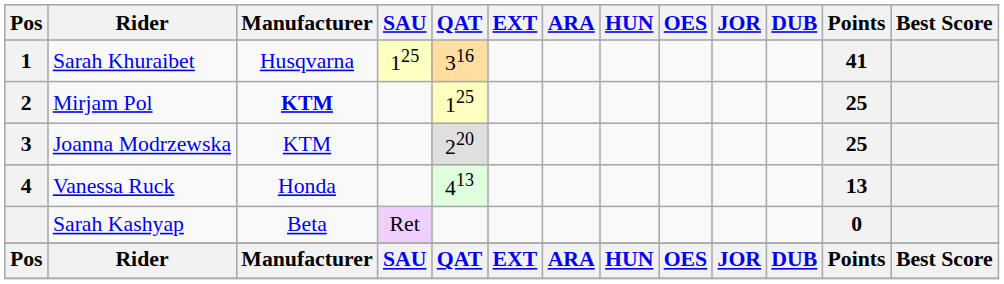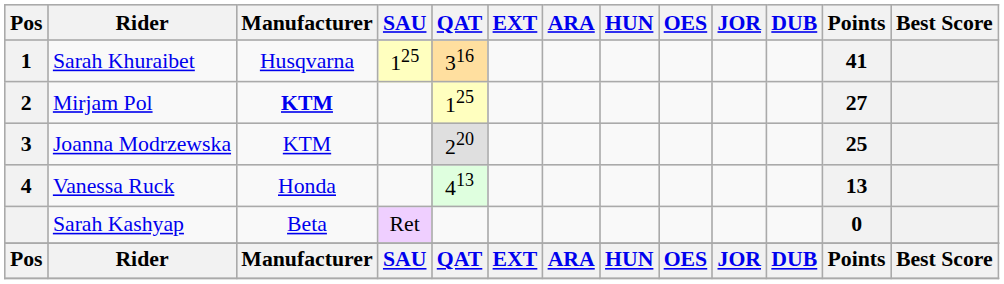(857, 102) 25 -> (857, 102) 27
